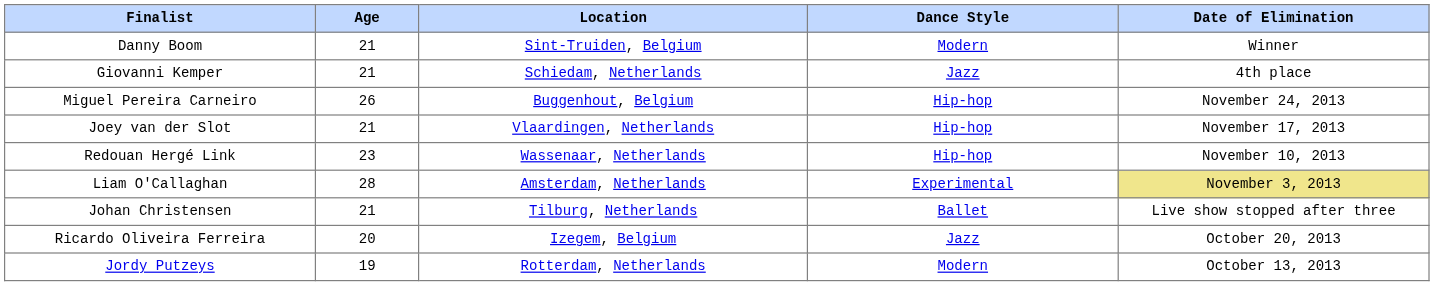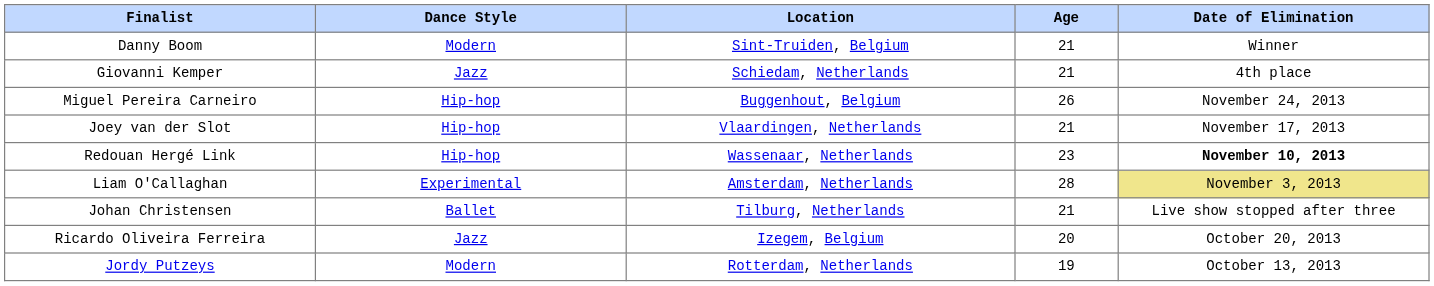columns swapped: (367, 18) <-> (963, 18)
(1274, 156) normal -> (1274, 156) bold
